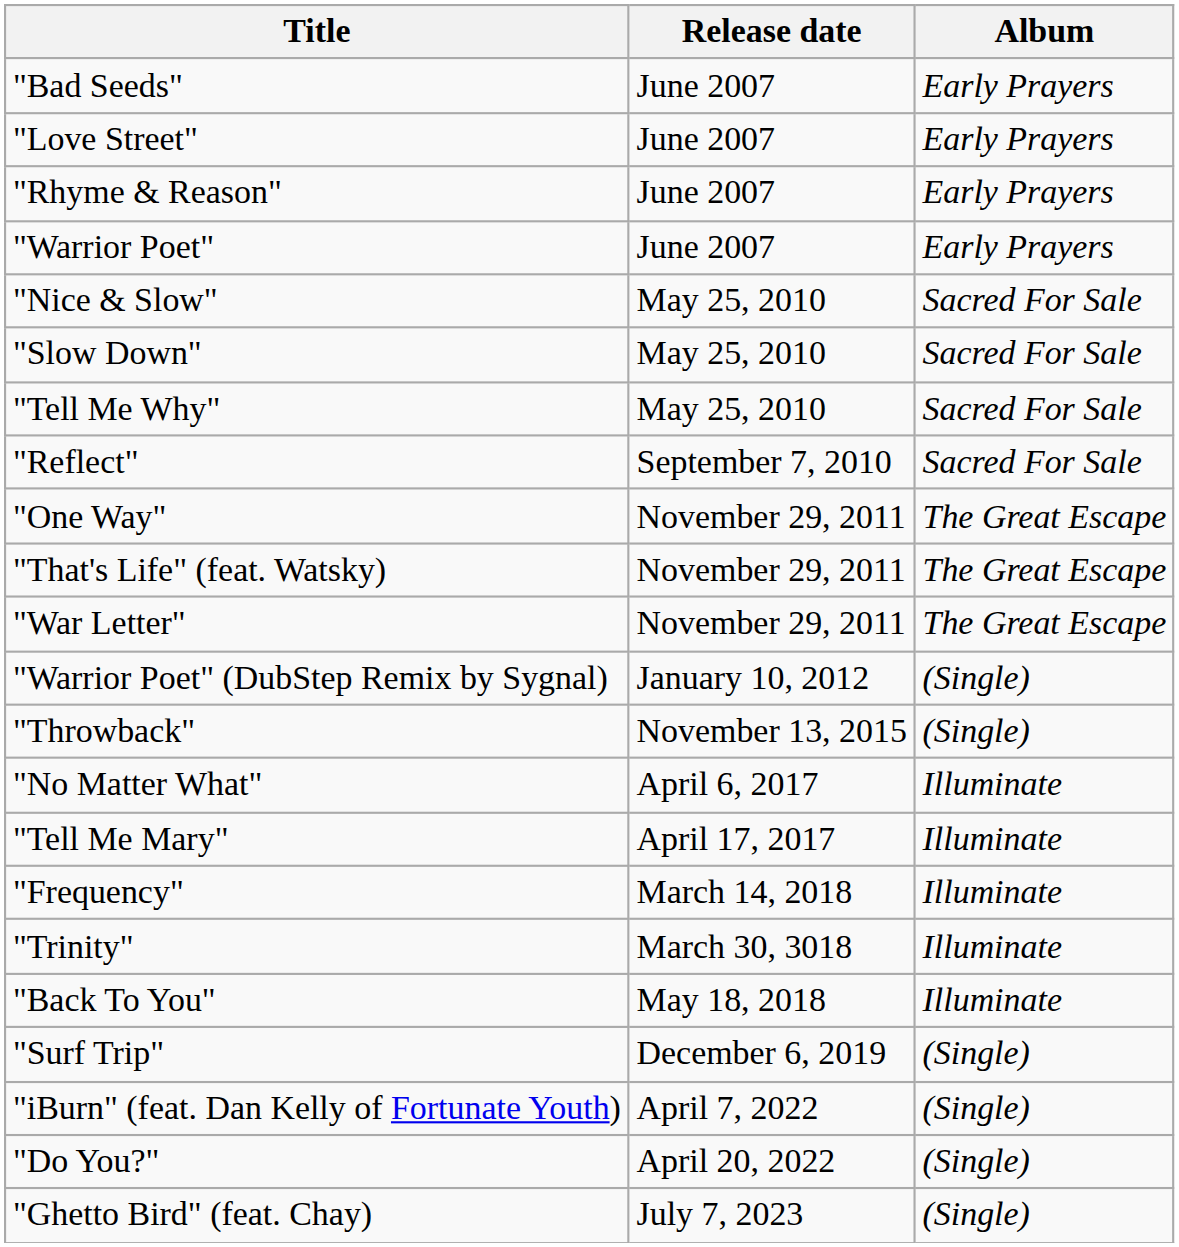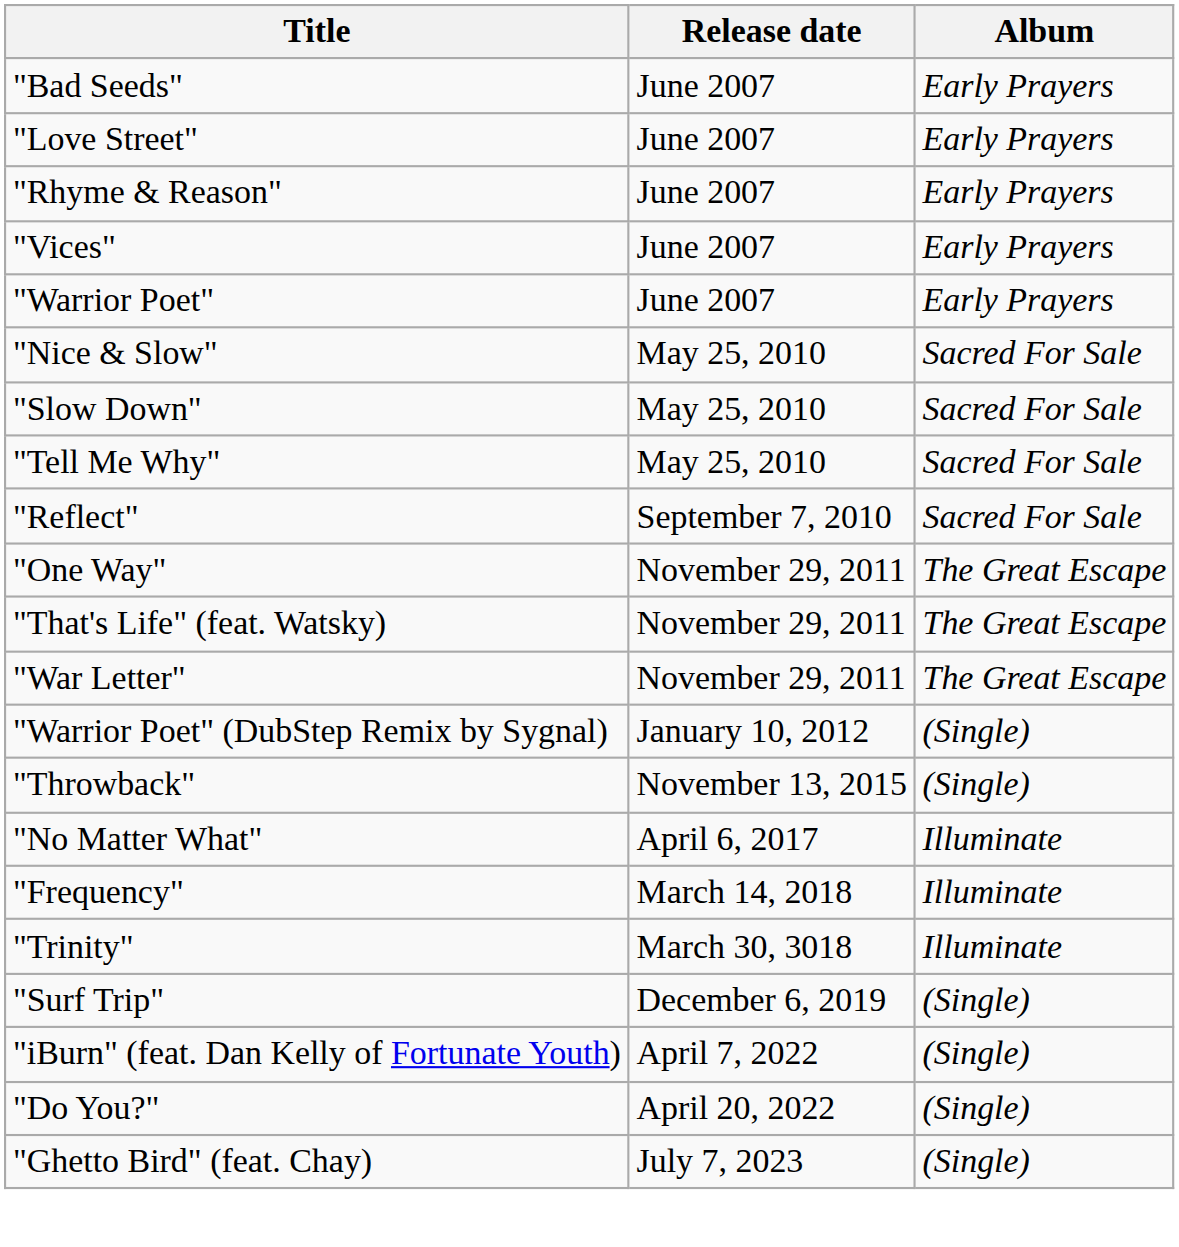+ row: (64, 246)
- row: (121, 838)
- row: (114, 999)
